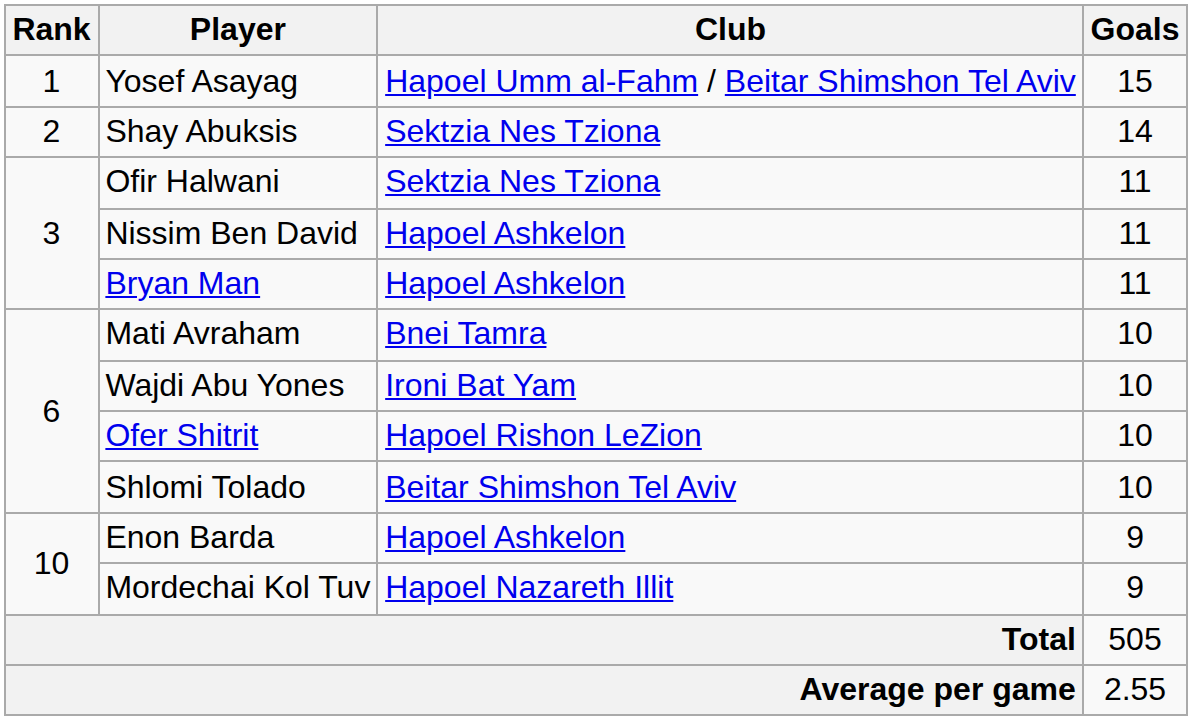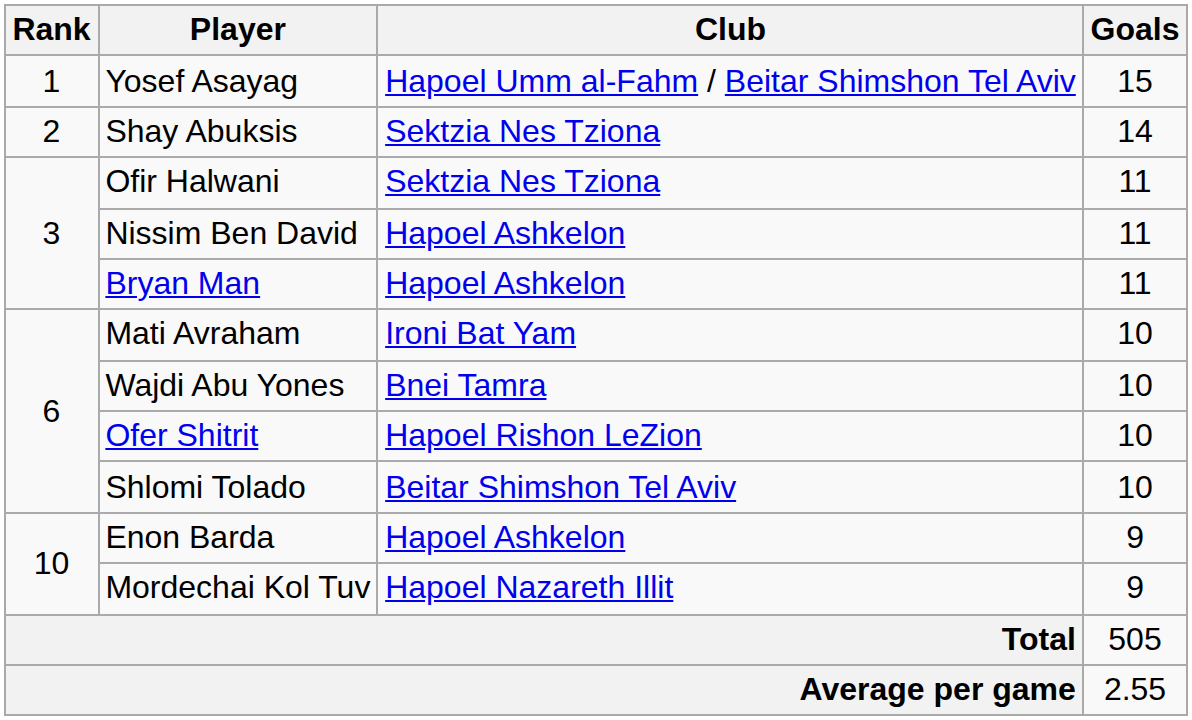(466, 334) Bnei Tamra -> (481, 334) Ironi Bat Yam
(481, 385) Ironi Bat Yam -> (466, 385) Bnei Tamra
